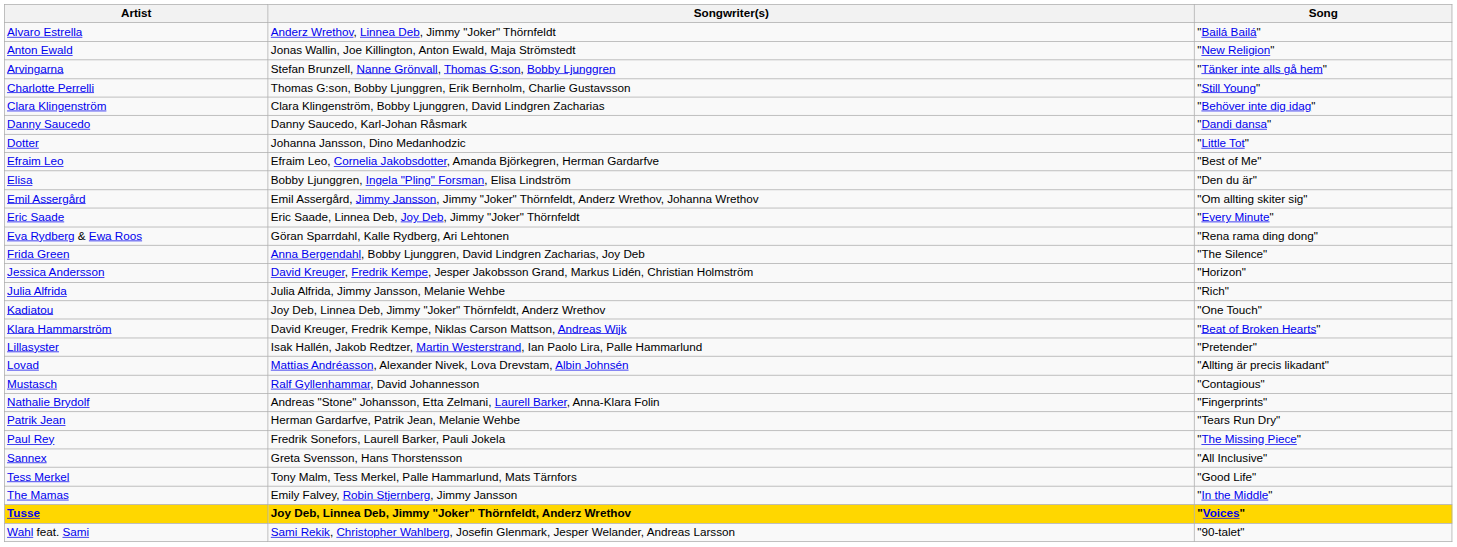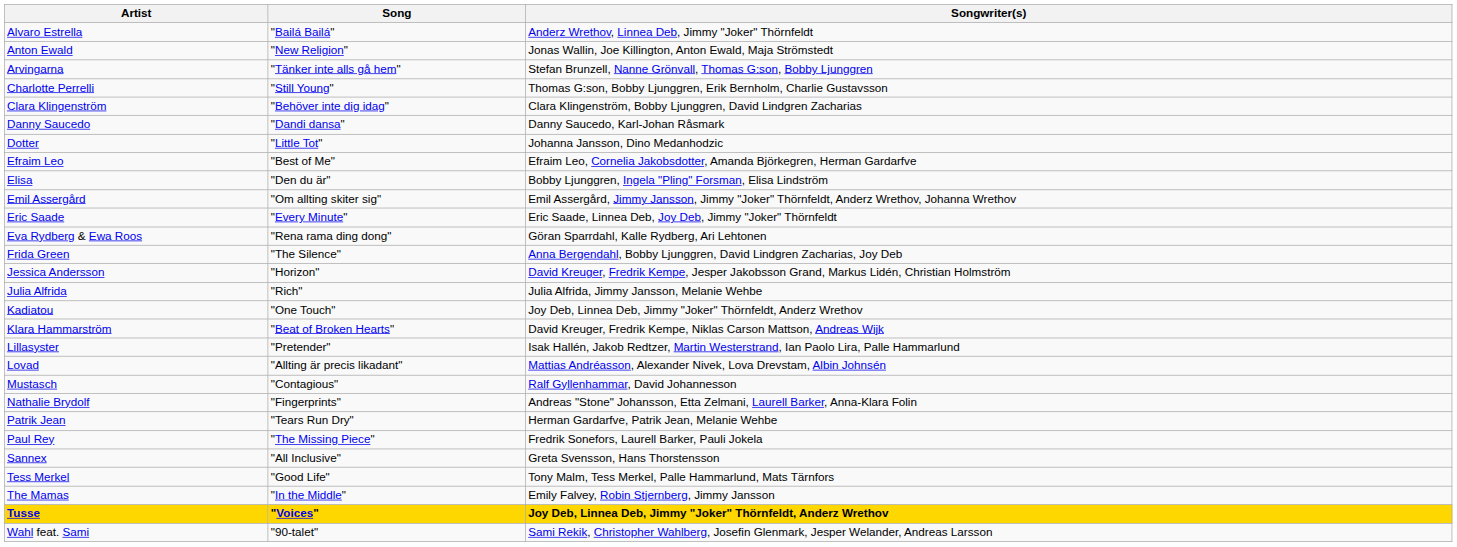columns swapped: (1323, 13) <-> (731, 13)
